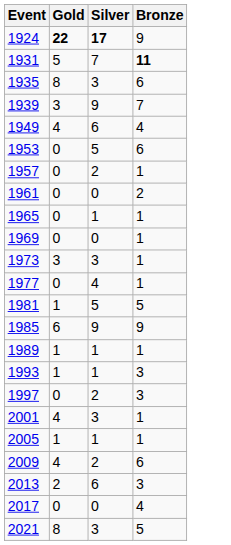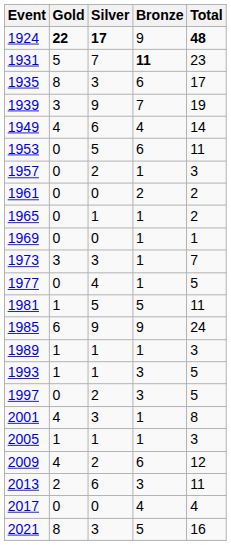+ column: (206, 15)
